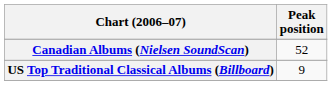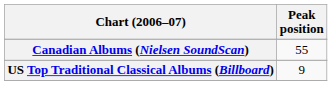(302, 49) 52 -> (302, 49) 55
